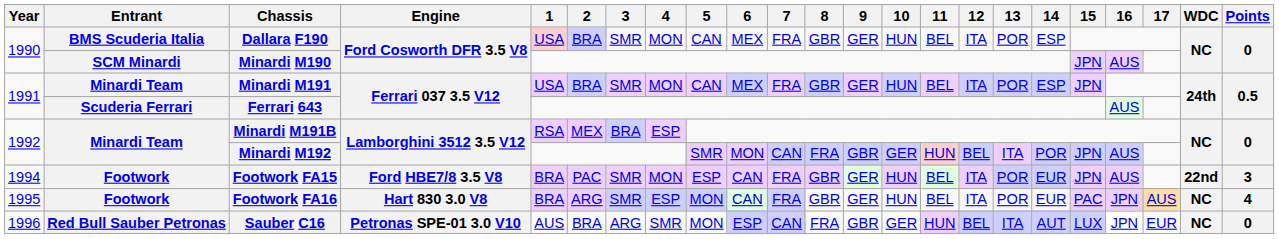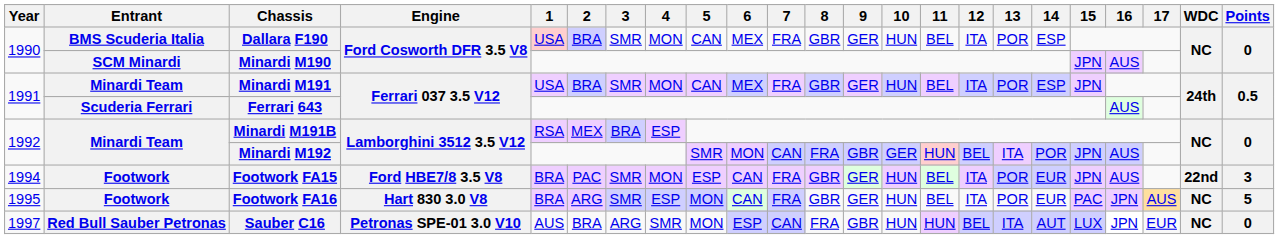(1248, 199) 4 -> (1248, 199) 5
(24, 222) 1996 -> (24, 222) 1997
(901, 222) GER -> (901, 222) HUN
